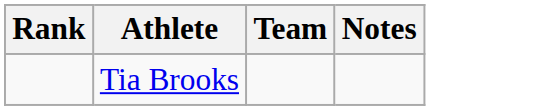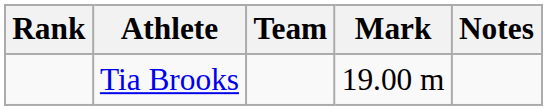+ column: (393, 29)
